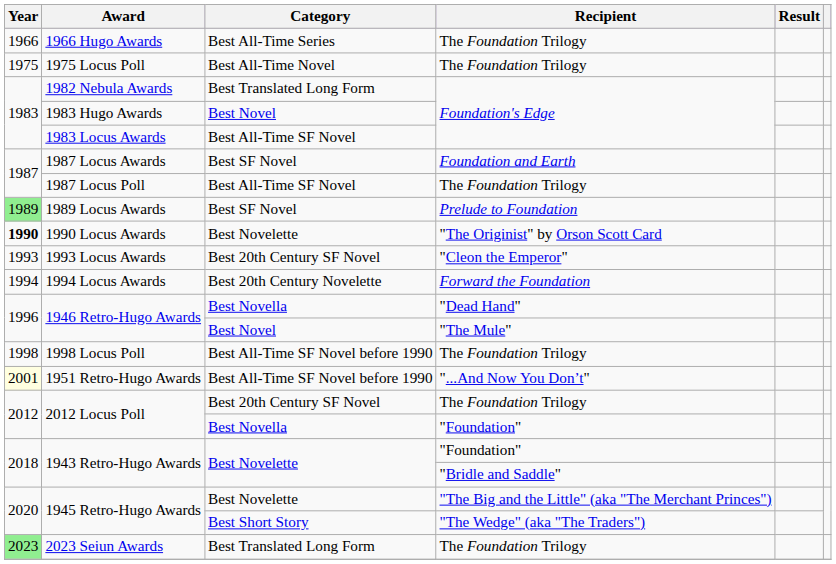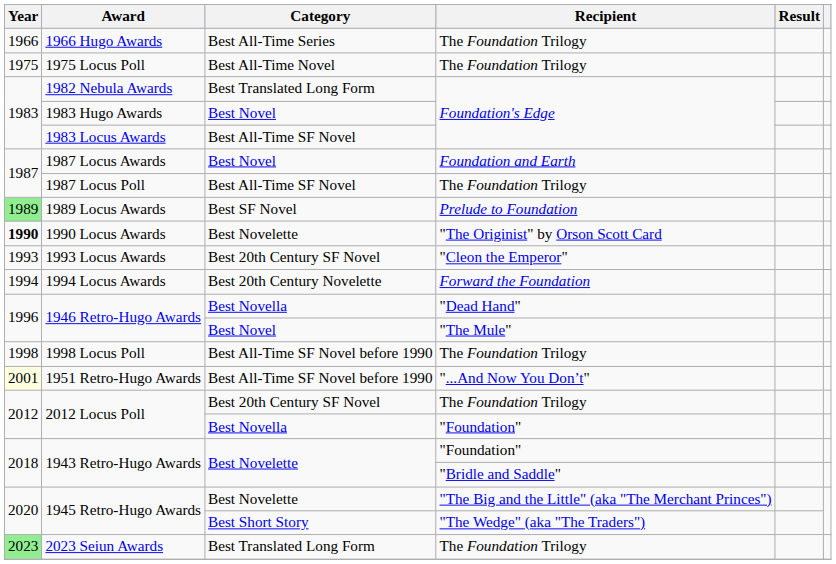(252, 161) Best SF Novel -> (242, 161) Best Novel
